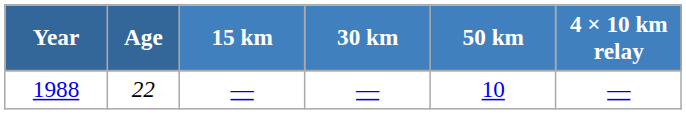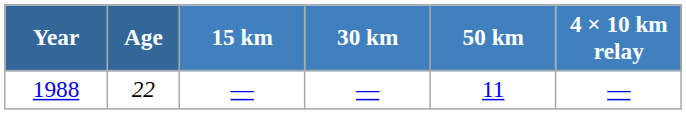(493, 89) 10 -> (493, 89) 11
